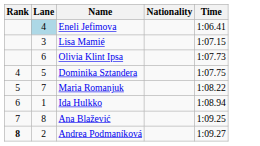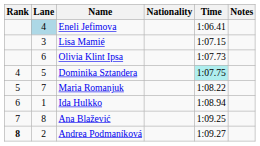+ column: (242, 12)
(211, 73) no background -> (211, 73) paleturquoise background
